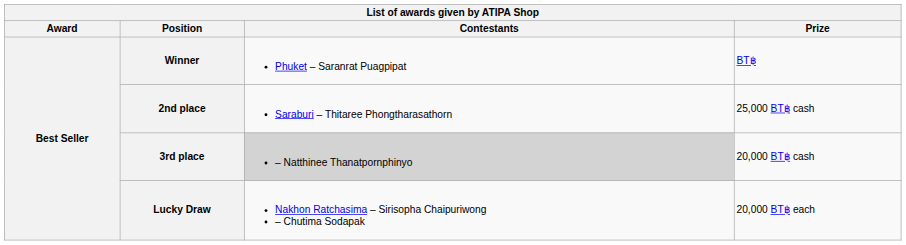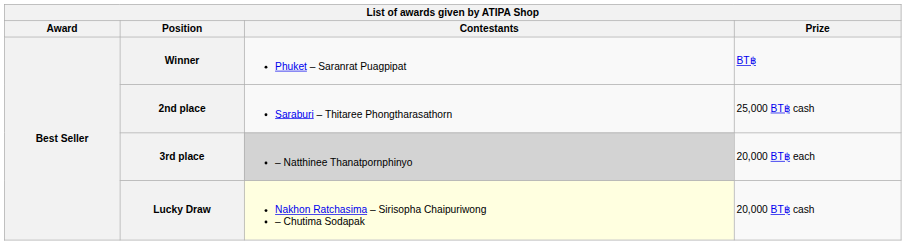(775, 157) 20,000 BT฿ cash -> (776, 157) 20,000 BT฿ each
(489, 216) no background -> (489, 216) lightyellow background
(776, 211) 20,000 BT฿ each -> (775, 211) 20,000 BT฿ cash
